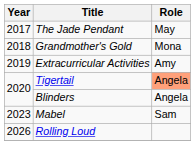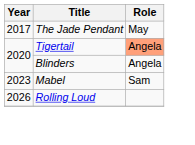- row: (84, 47)
- row: (93, 64)
